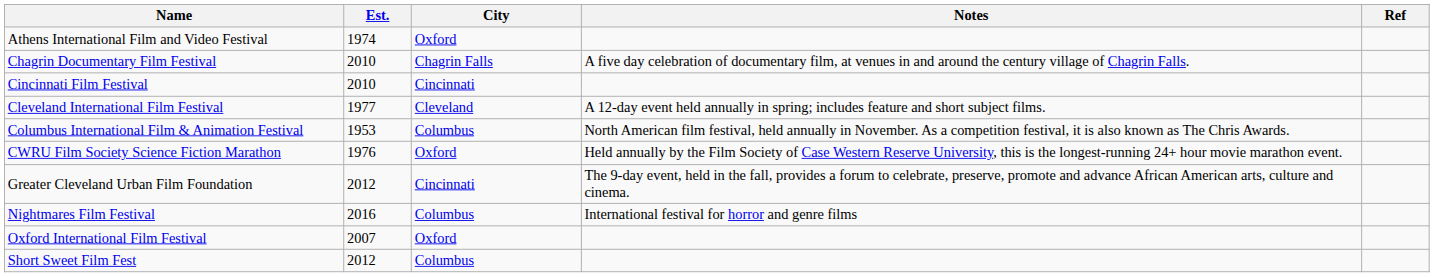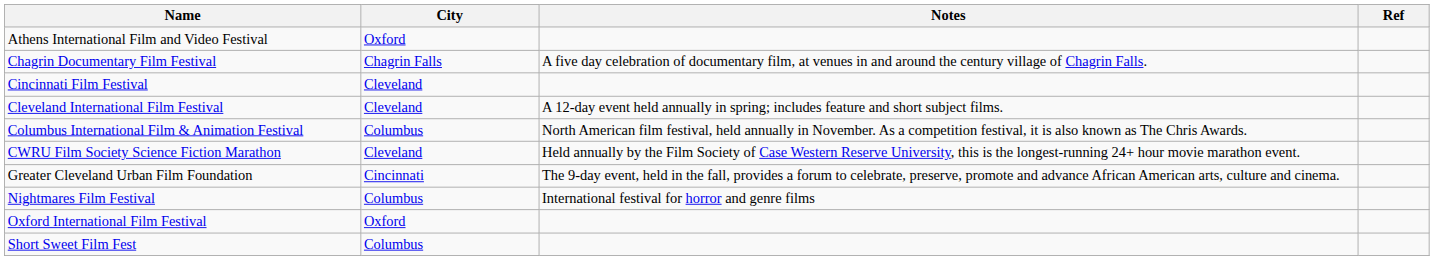- column: (378, 15)
(445, 84) Cincinnati -> (393, 84) Cleveland
(436, 152) Oxford -> (393, 152) Cleveland
